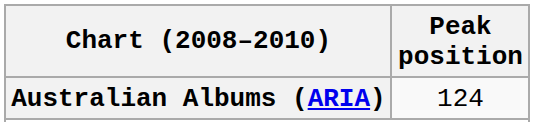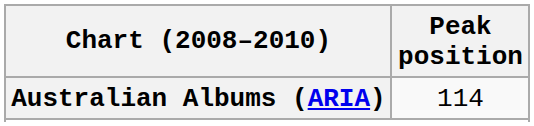(460, 99) 124 -> (460, 99) 114
